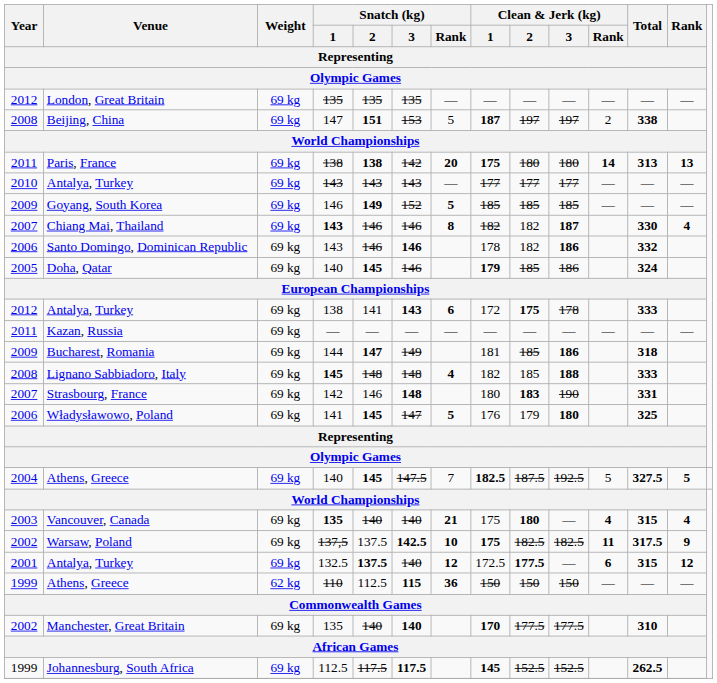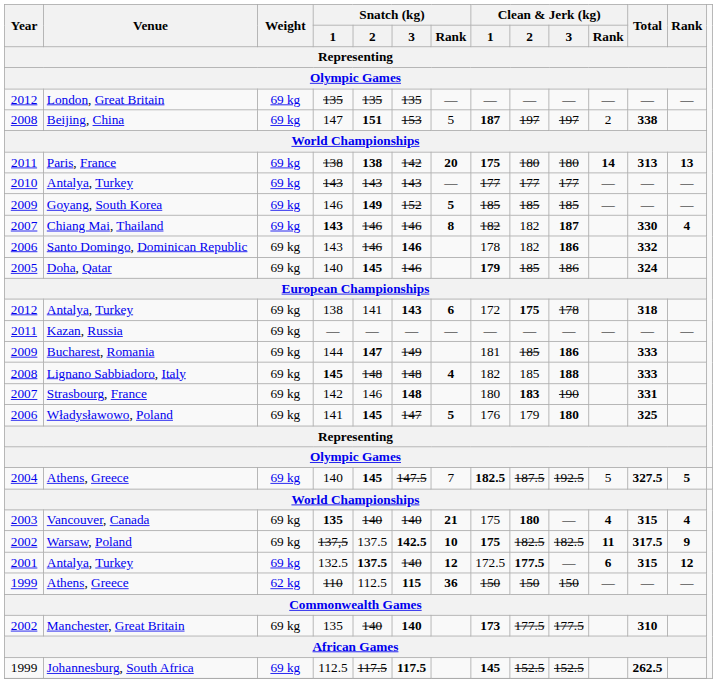(648, 309) 333 -> (648, 309) 318
(648, 352) 318 -> (648, 352) 333
(490, 625) 170 -> (490, 625) 173
